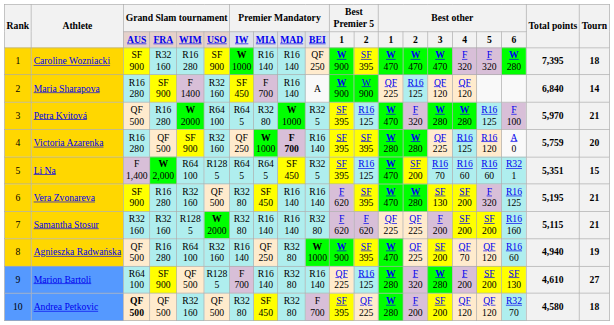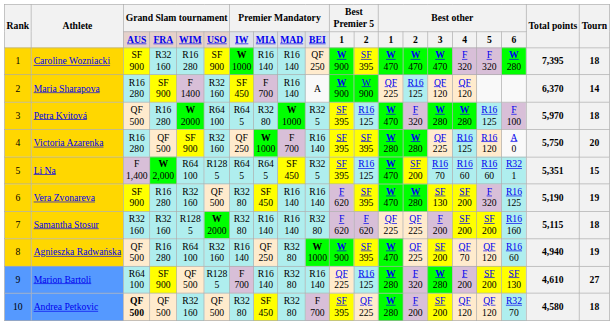(553, 89) 6,840 -> (553, 89) 6,370
(594, 116) 21 -> (594, 116) 18
(292, 143) bold -> (292, 143) normal
(553, 143) 5,759 -> (553, 143) 5,750
(553, 198) 5,195 -> (553, 198) 5,190
(594, 198) 21 -> (594, 198) 19
(594, 225) 21 -> (594, 225) 18
